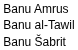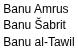rows swapped: (35, 42) <-> (39, 25)
